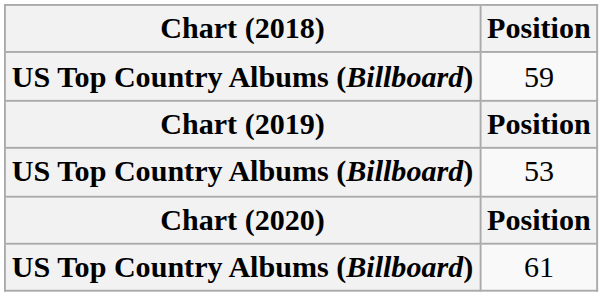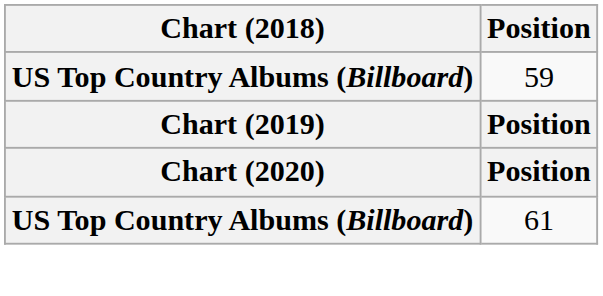- row: (539, 171)
